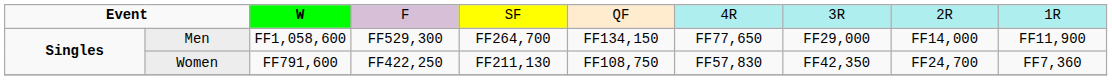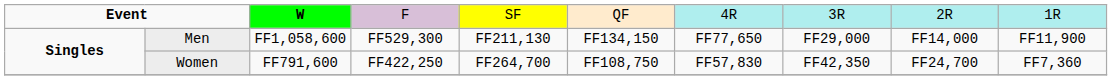(513, 39) FF264,700 -> (513, 39) FF211,130
(513, 63) FF211,130 -> (513, 63) FF264,700
